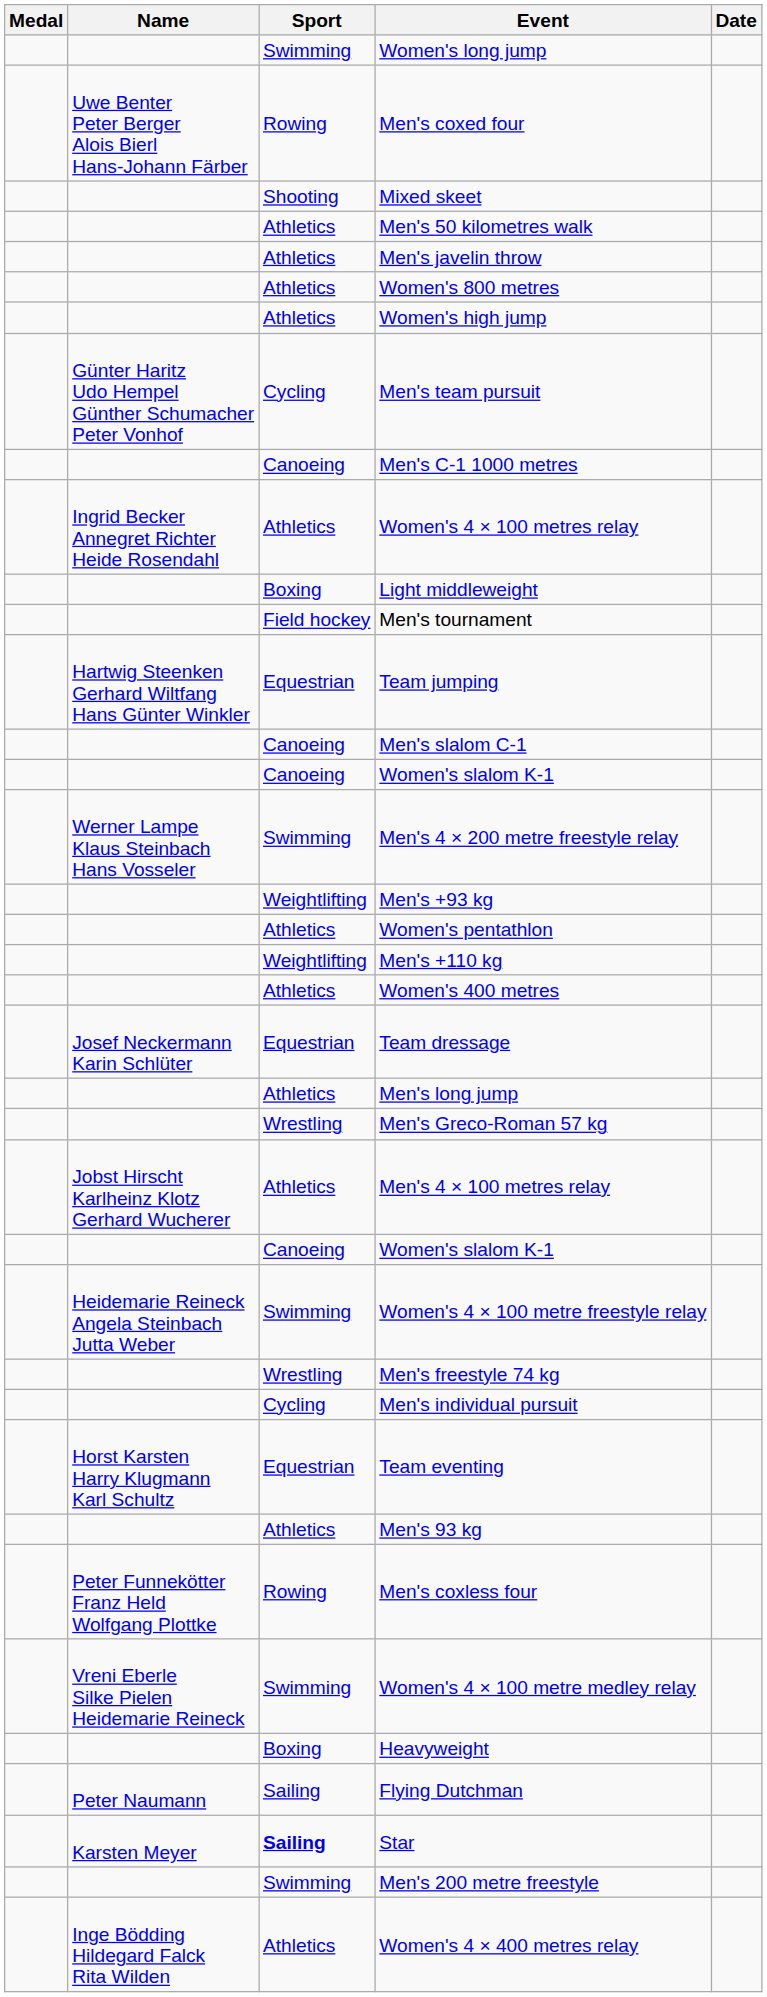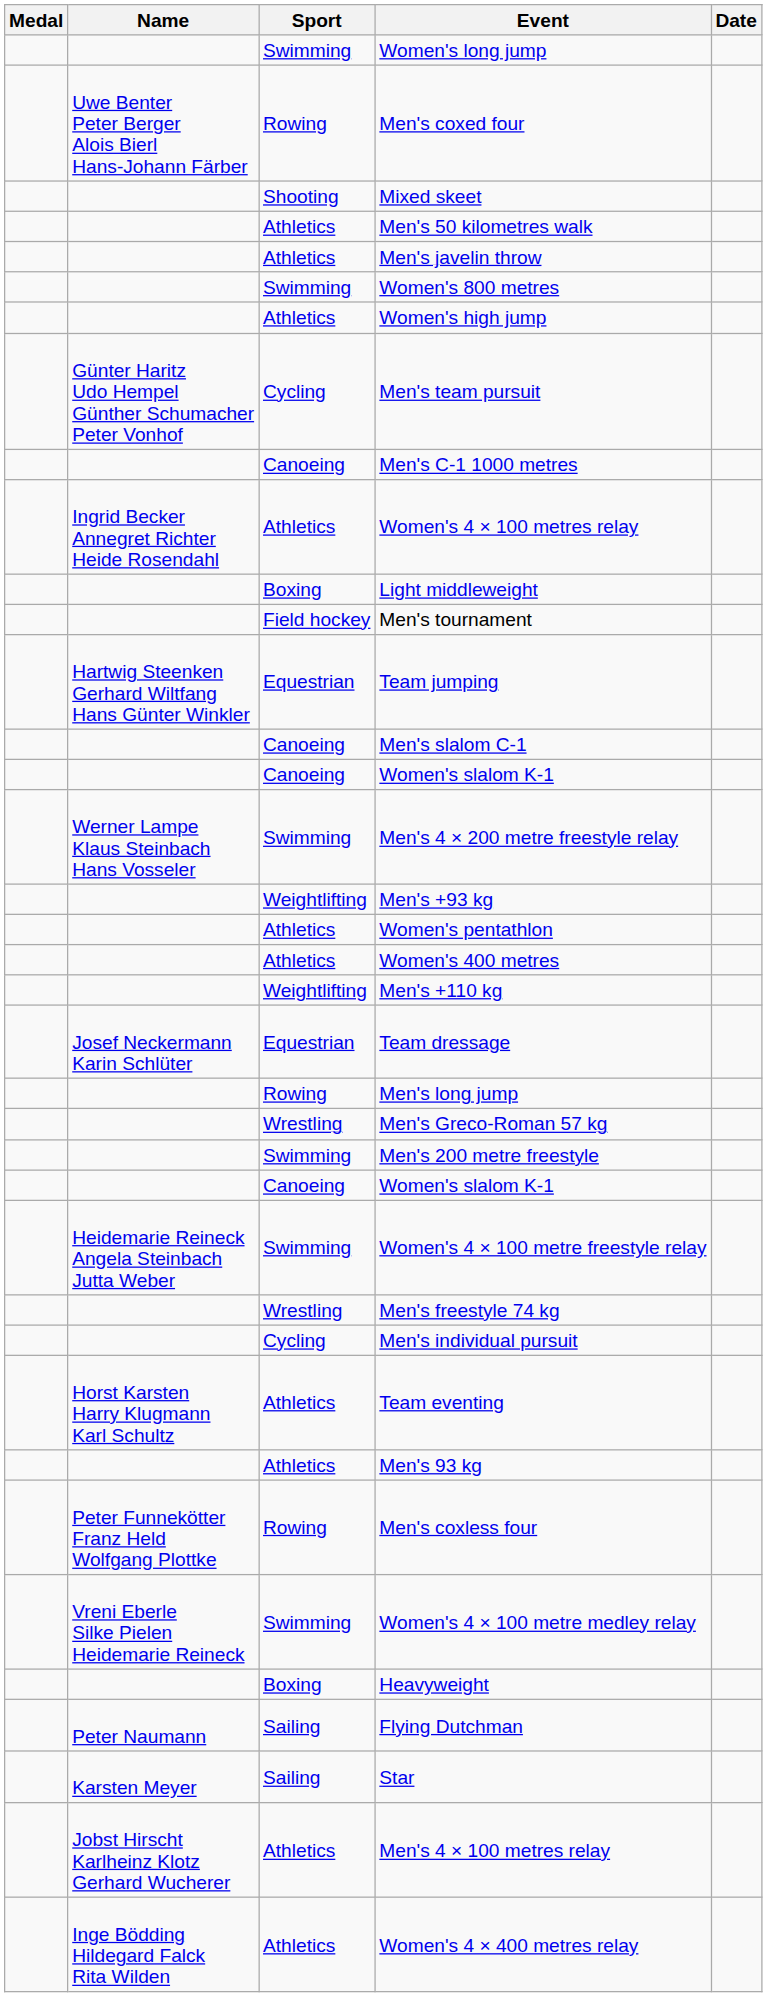(299, 288) Athletics -> (307, 288) Swimming
rows swapped: (163, 960) <-> (163, 990)
(299, 1094) Athletics -> (295, 1094) Rowing
rows swapped: (163, 1883) <-> (151, 1197)
(309, 1467) Equestrian -> (299, 1403) Athletics
(294, 1842) bold -> (292, 1777) normal
